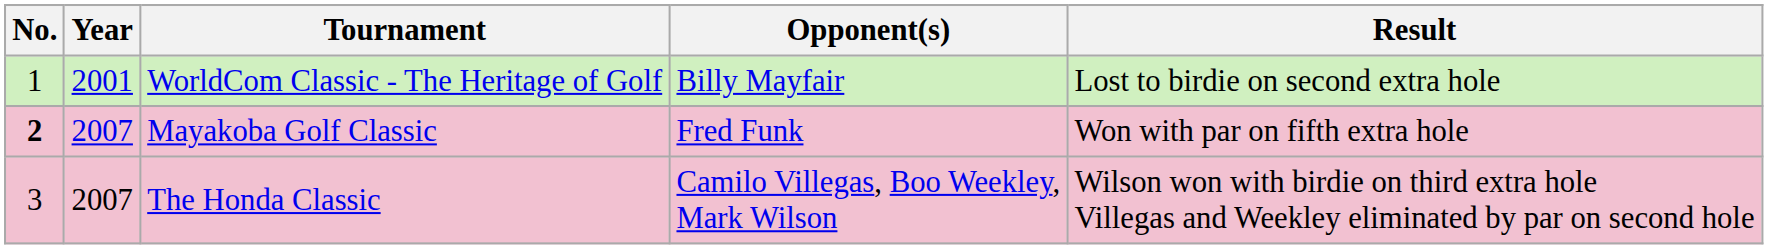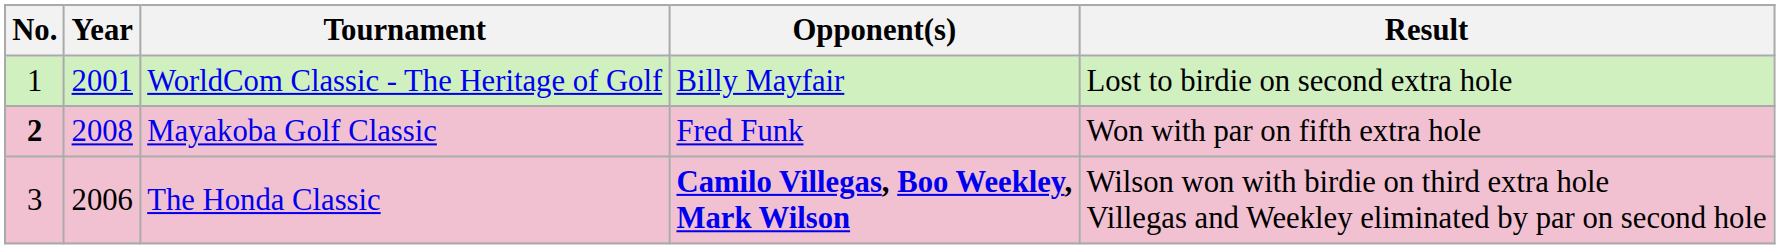(102, 131) 2007 -> (102, 131) 2008
(102, 200) 2007 -> (102, 200) 2006
(868, 200) normal -> (874, 200) bold
